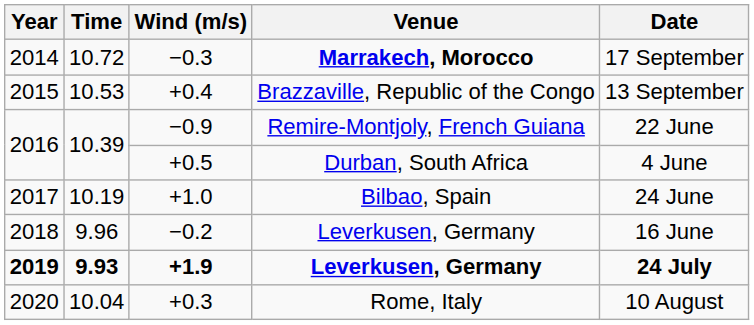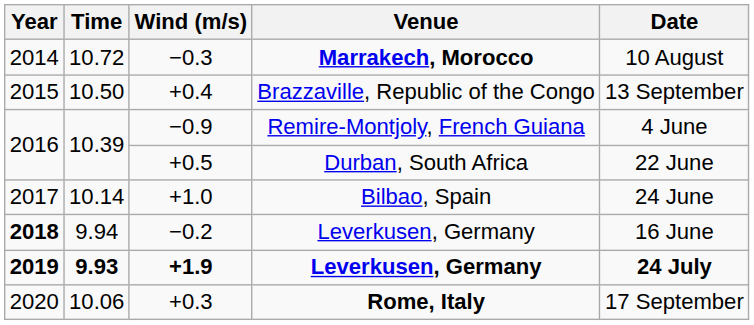(674, 57) 17 September -> (674, 57) 10 August
(97, 92) 10.53 -> (97, 92) 10.50
(674, 127) 22 June -> (674, 127) 4 June
(674, 162) 4 June -> (674, 162) 22 June
(97, 197) 10.19 -> (97, 197) 10.14
(34, 232) normal -> (34, 232) bold
(97, 232) 9.96 -> (97, 232) 9.94
(97, 302) 10.04 -> (97, 302) 10.06
(426, 302) normal -> (426, 302) bold
(674, 302) 10 August -> (674, 302) 17 September
